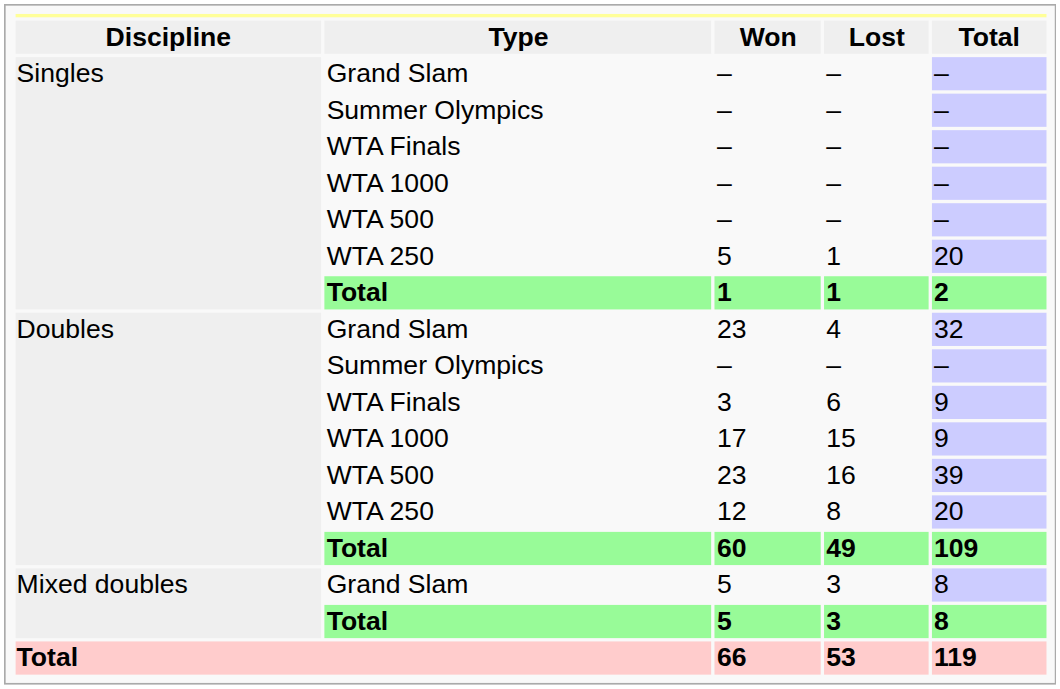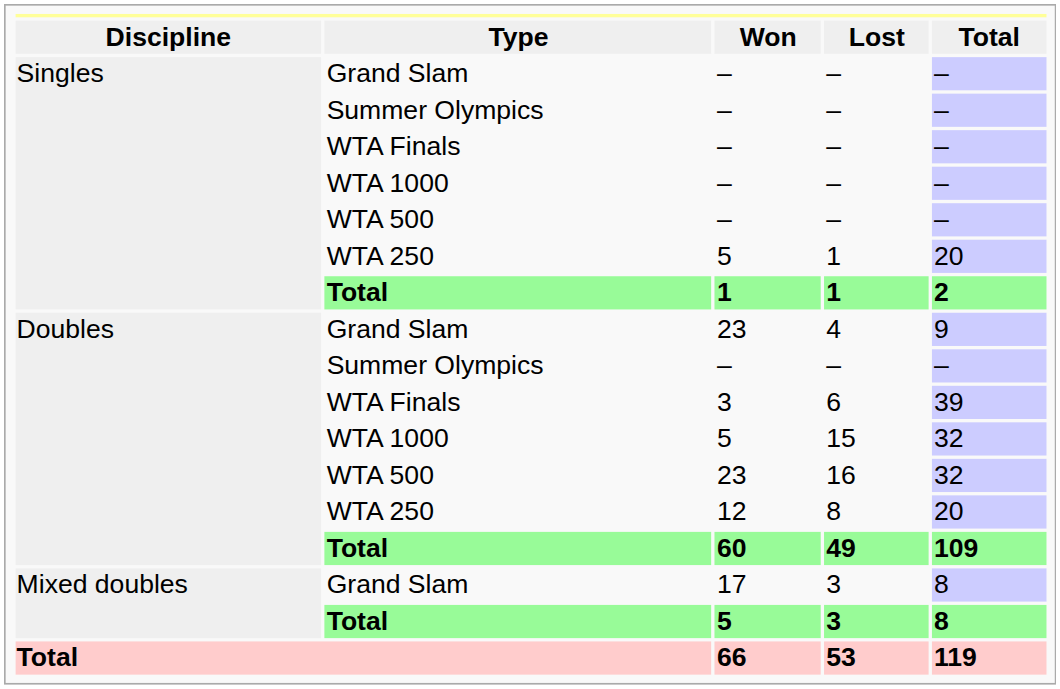(949, 329) 32 -> (941, 329) 9
(941, 402) 9 -> (949, 402) 39
(732, 438) 17 -> (724, 438) 5
(941, 438) 9 -> (949, 438) 32
(949, 475) 39 -> (949, 475) 32
(724, 584) 5 -> (732, 584) 17
